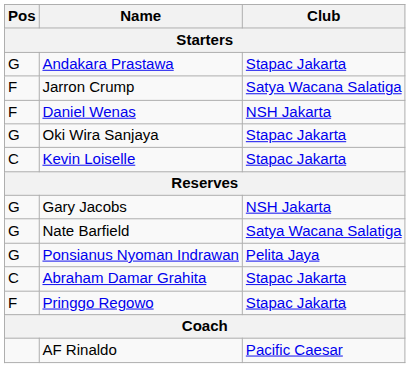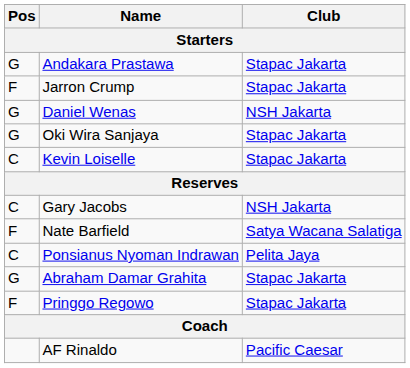(324, 87) Satya Wacana Salatiga -> (296, 87) Stapac Jakarta
(13, 111) F -> (14, 111) G
(14, 207) G -> (13, 207) C
(14, 231) G -> (13, 231) F
(14, 254) G -> (13, 254) C
(13, 278) C -> (14, 278) G
